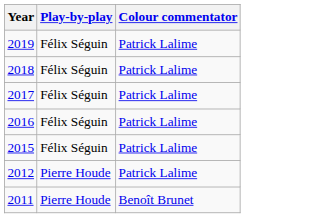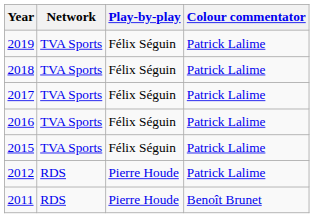+ column: (71, 17)
